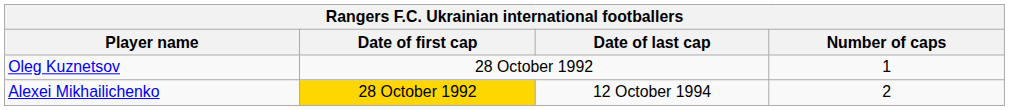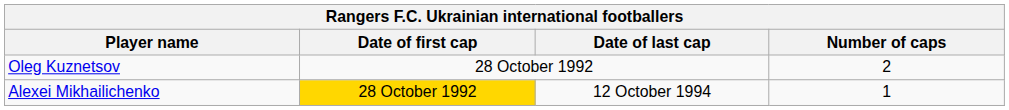(887, 67) 1 -> (887, 67) 2
(887, 92) 2 -> (887, 92) 1
